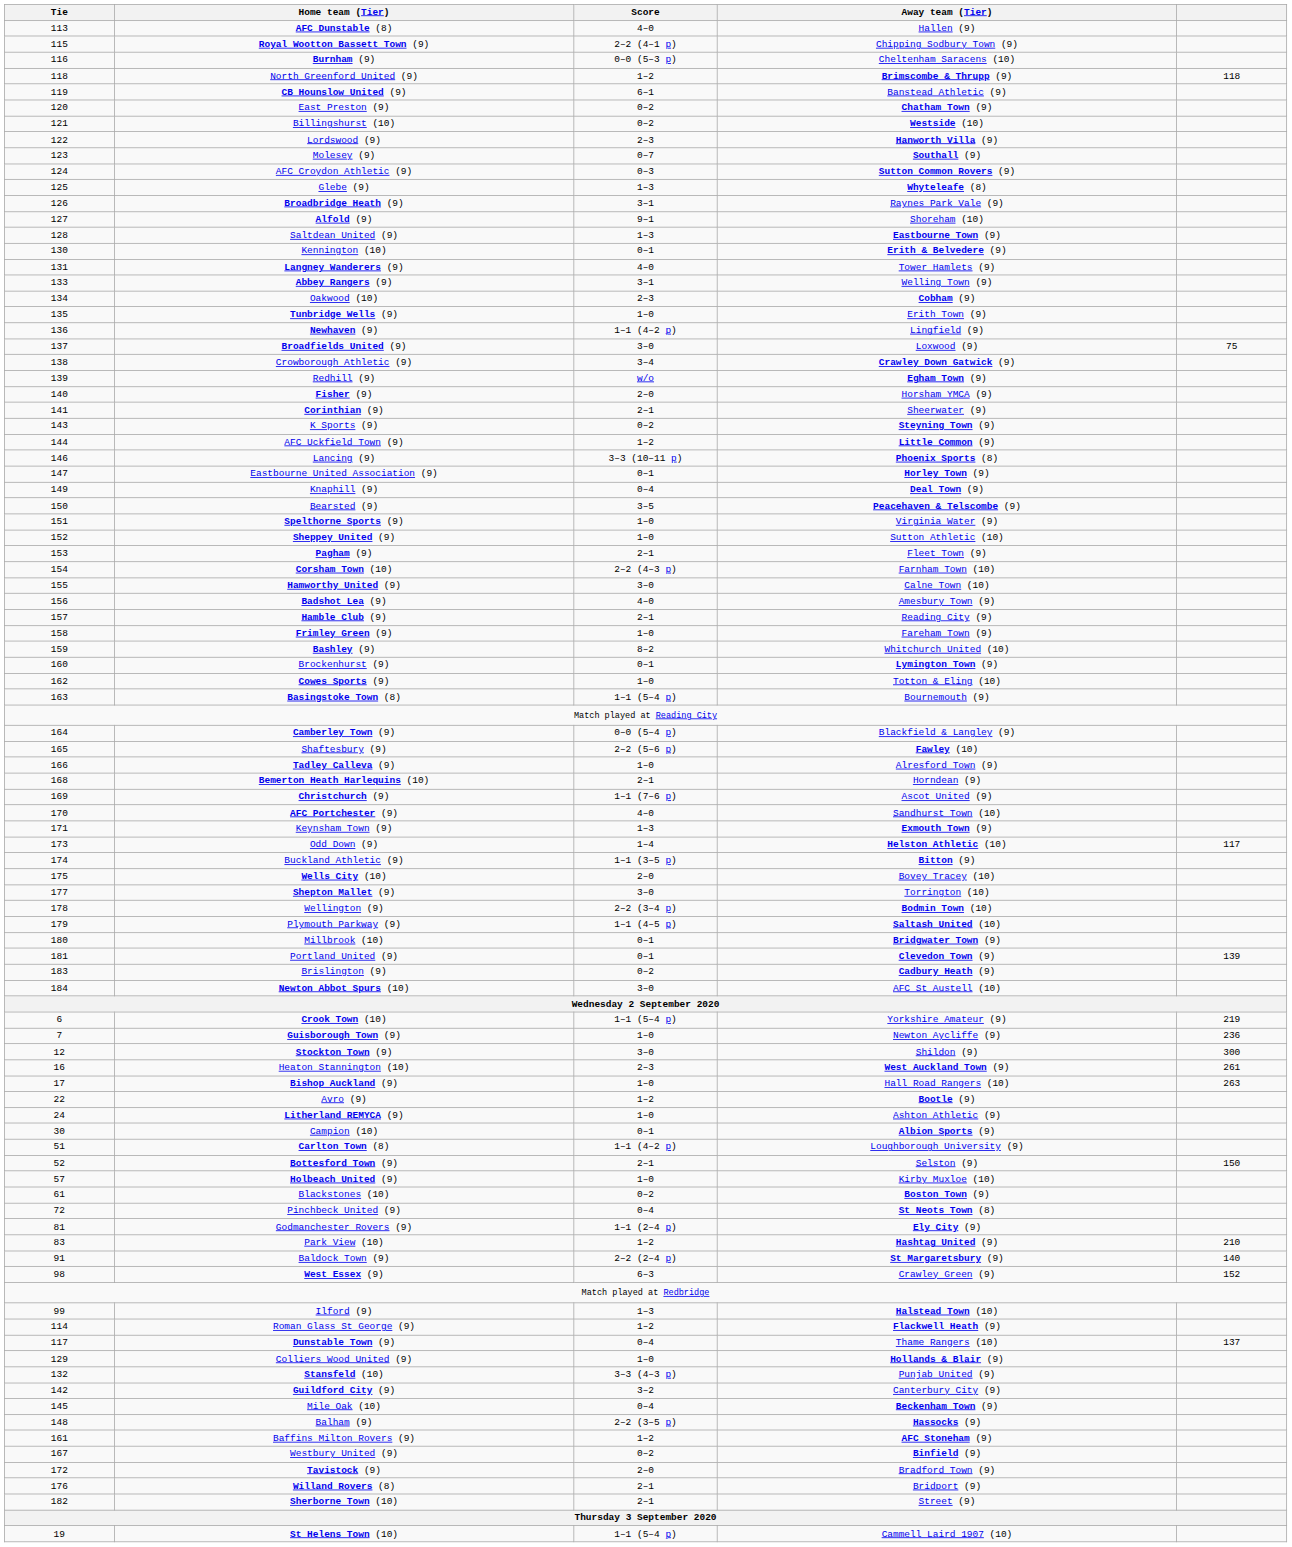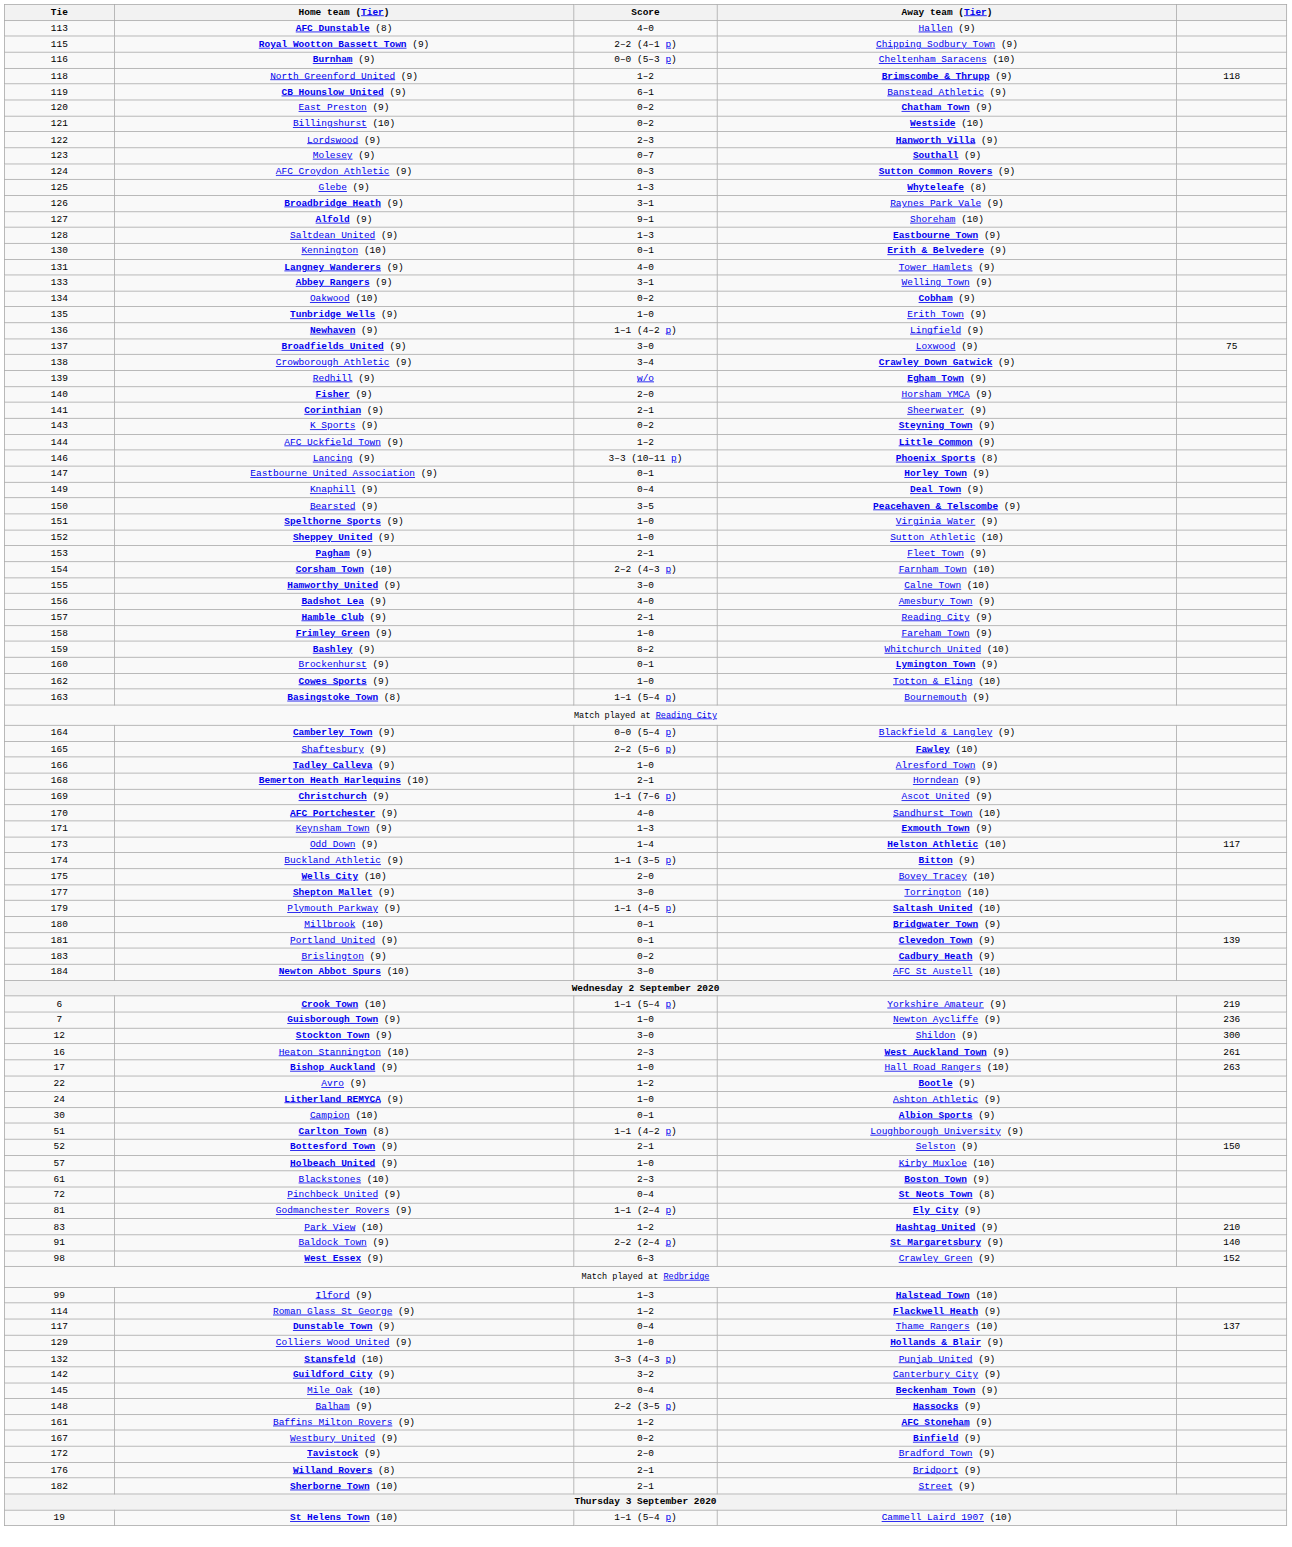(646, 299) 2–3 -> (646, 299) 0–2
- row: (344, 908)
(646, 1195) 0–2 -> (646, 1179) 2–3
